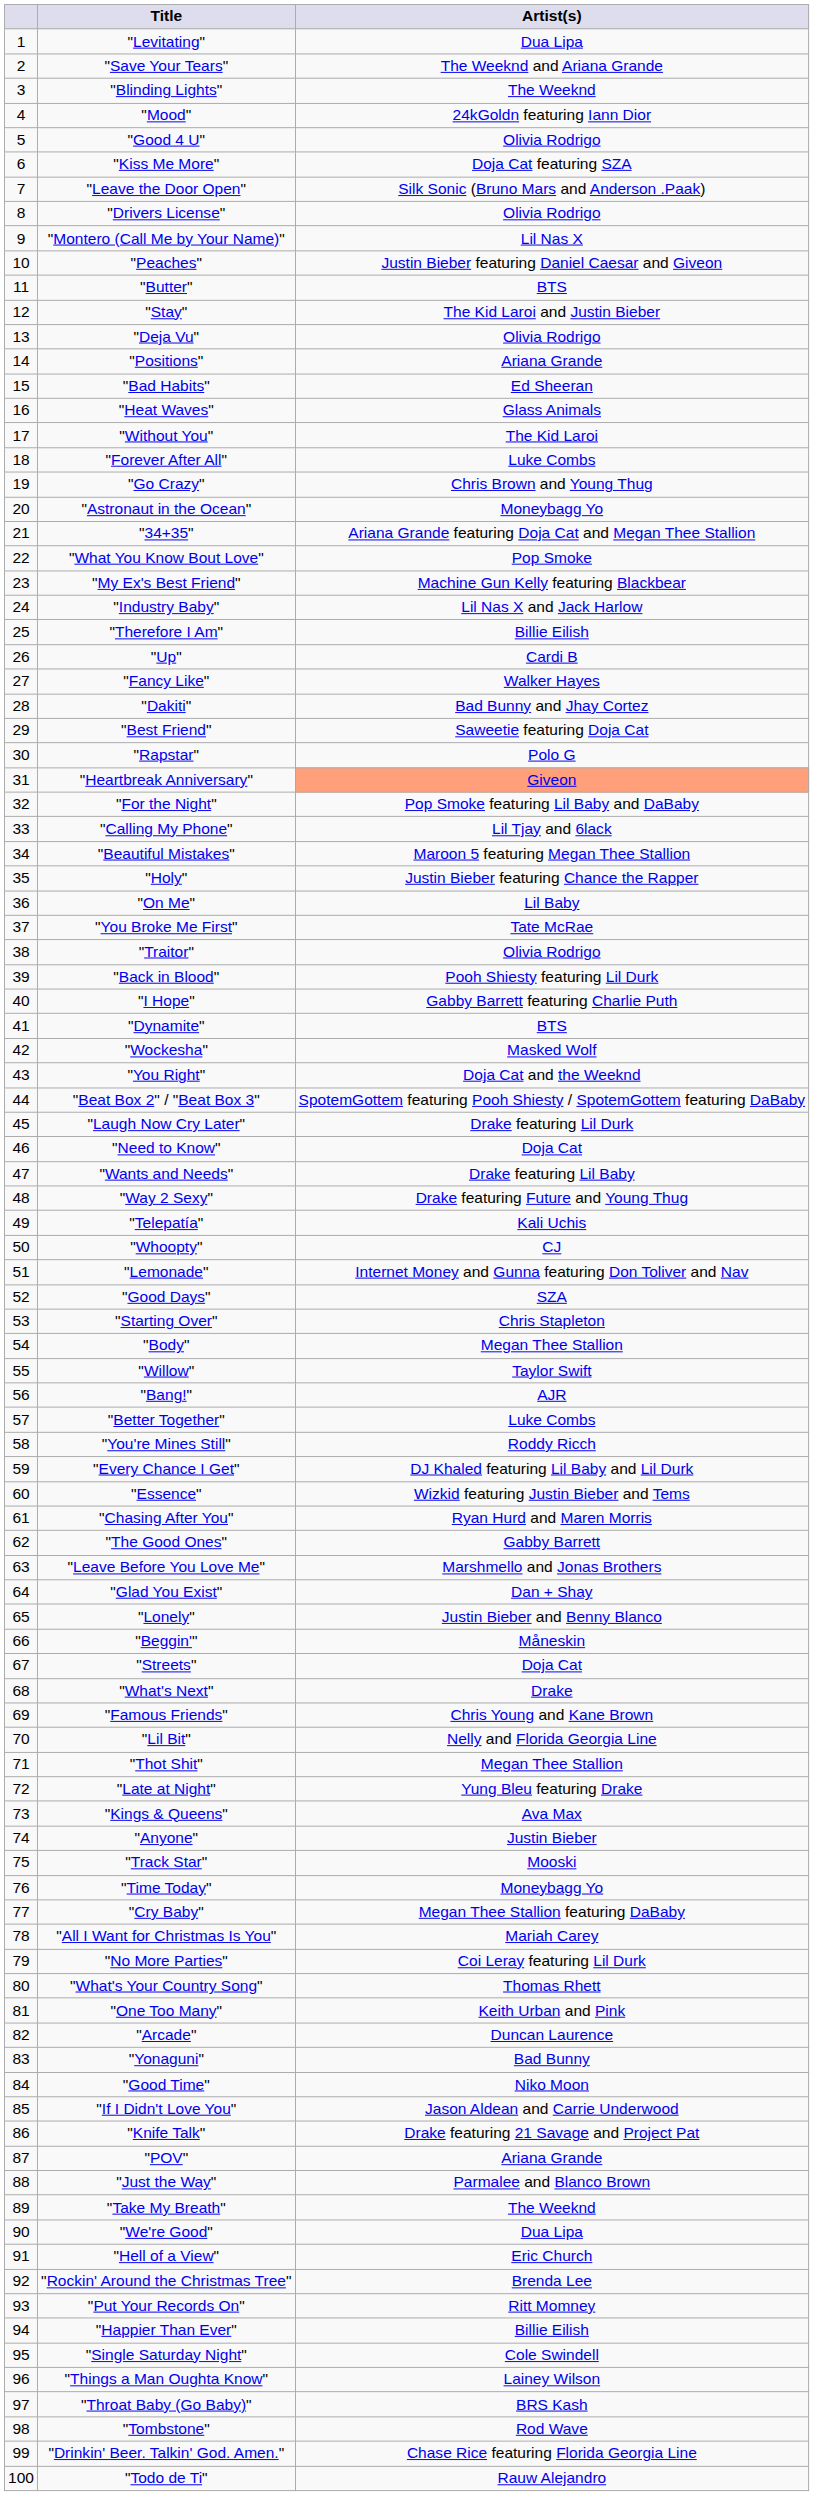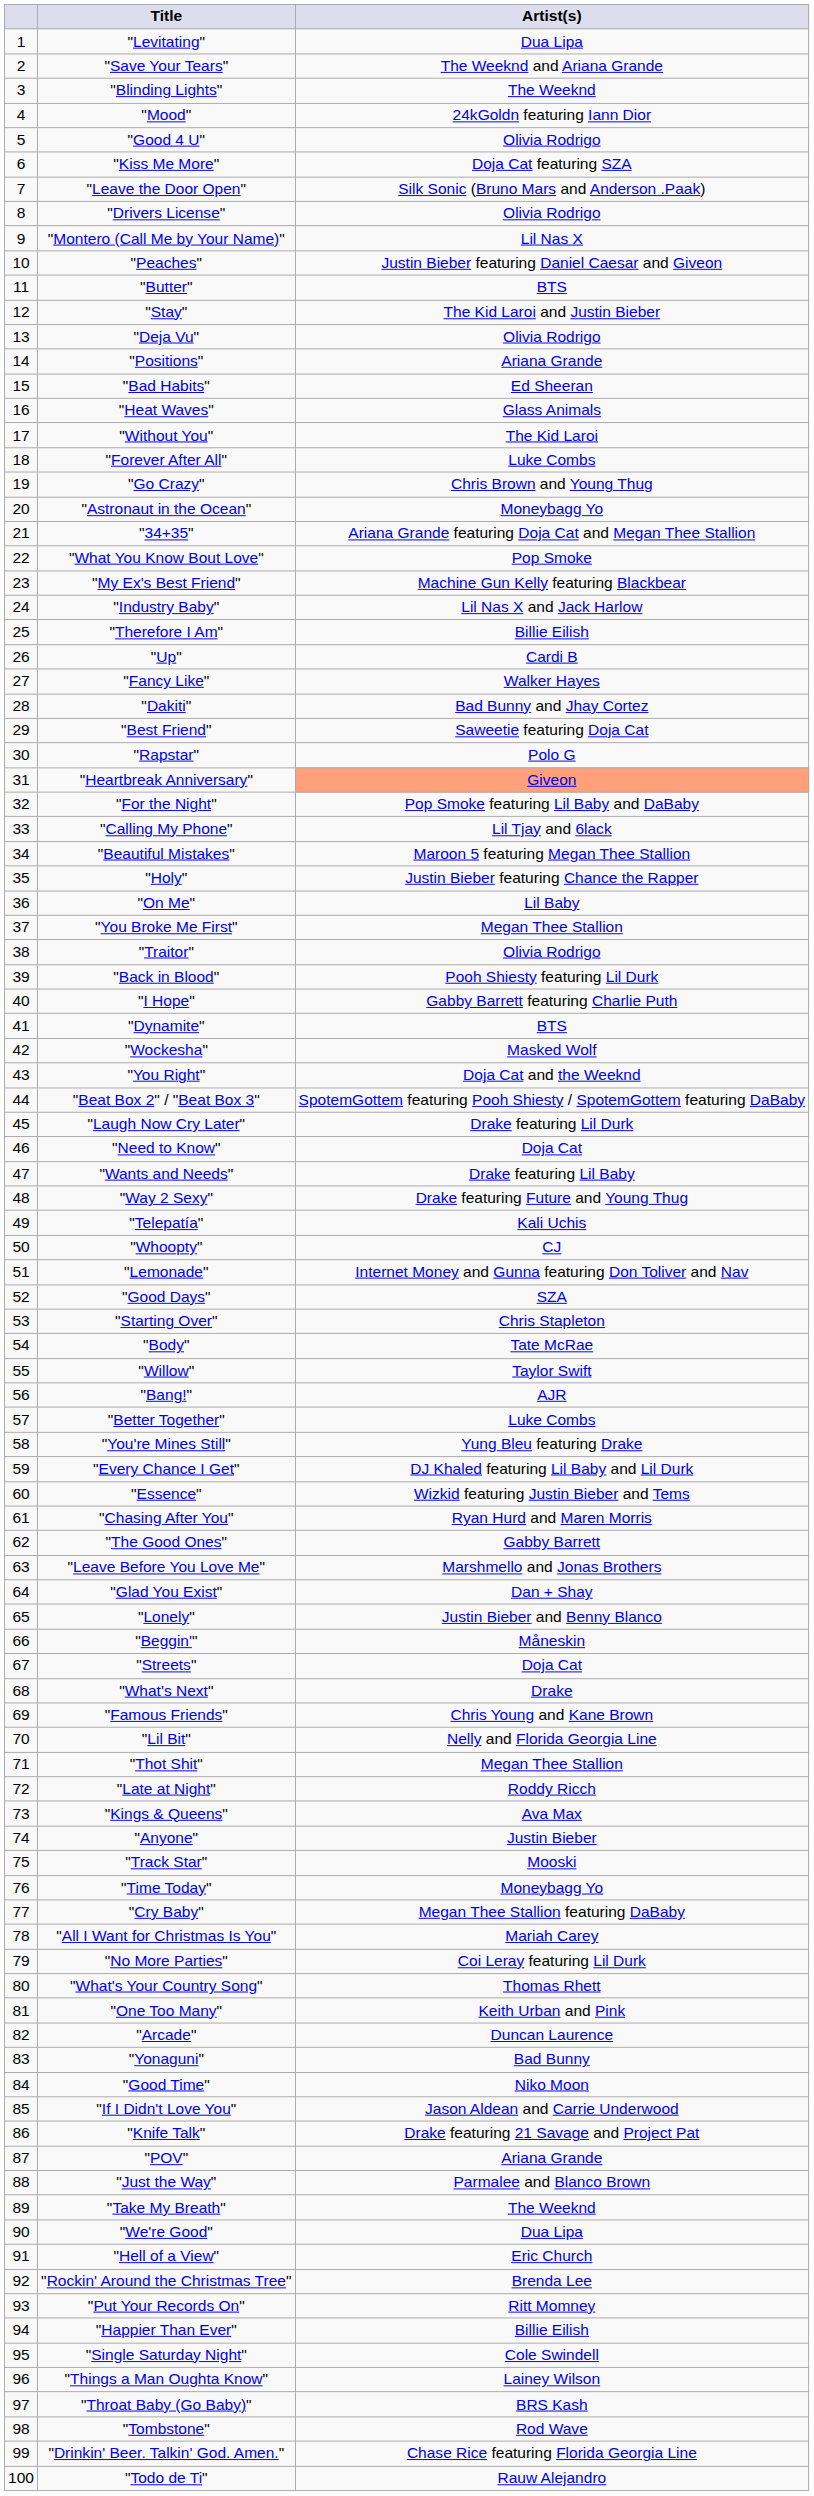(552, 927) Tate McRae -> (552, 927) Megan Thee Stallion
(552, 1345) Megan Thee Stallion -> (552, 1345) Tate McRae
(552, 1444) Roddy Ricch -> (552, 1444) Yung Bleu featuring Drake
(552, 1788) Yung Bleu featuring Drake -> (552, 1788) Roddy Ricch
